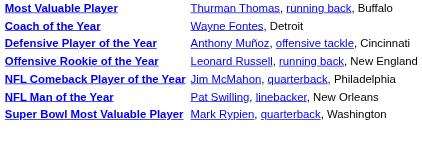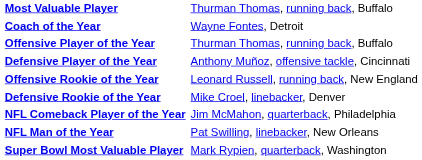+ row: (80, 43)
+ row: (83, 97)
